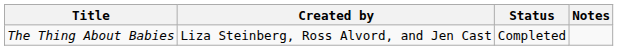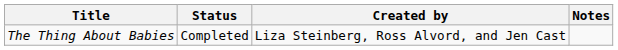columns swapped: (336, 15) <-> (532, 15)
